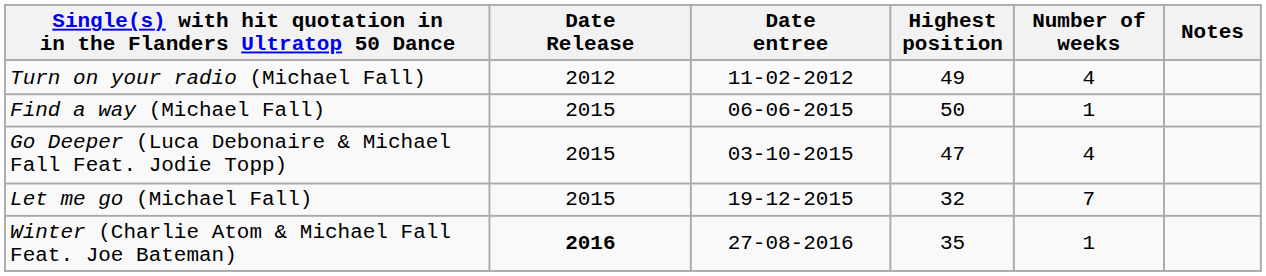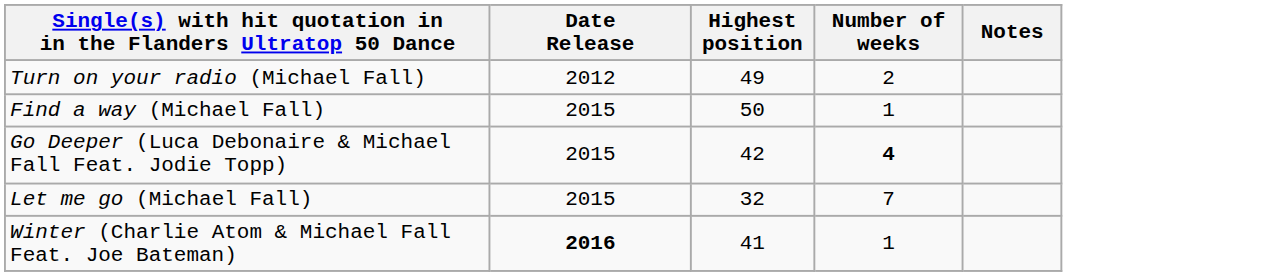- column: (791, 33)
(1089, 77) 4 -> (889, 77) 2
(953, 155) 47 -> (752, 155) 42
(1089, 155) normal -> (889, 155) bold
(953, 244) 35 -> (752, 244) 41
